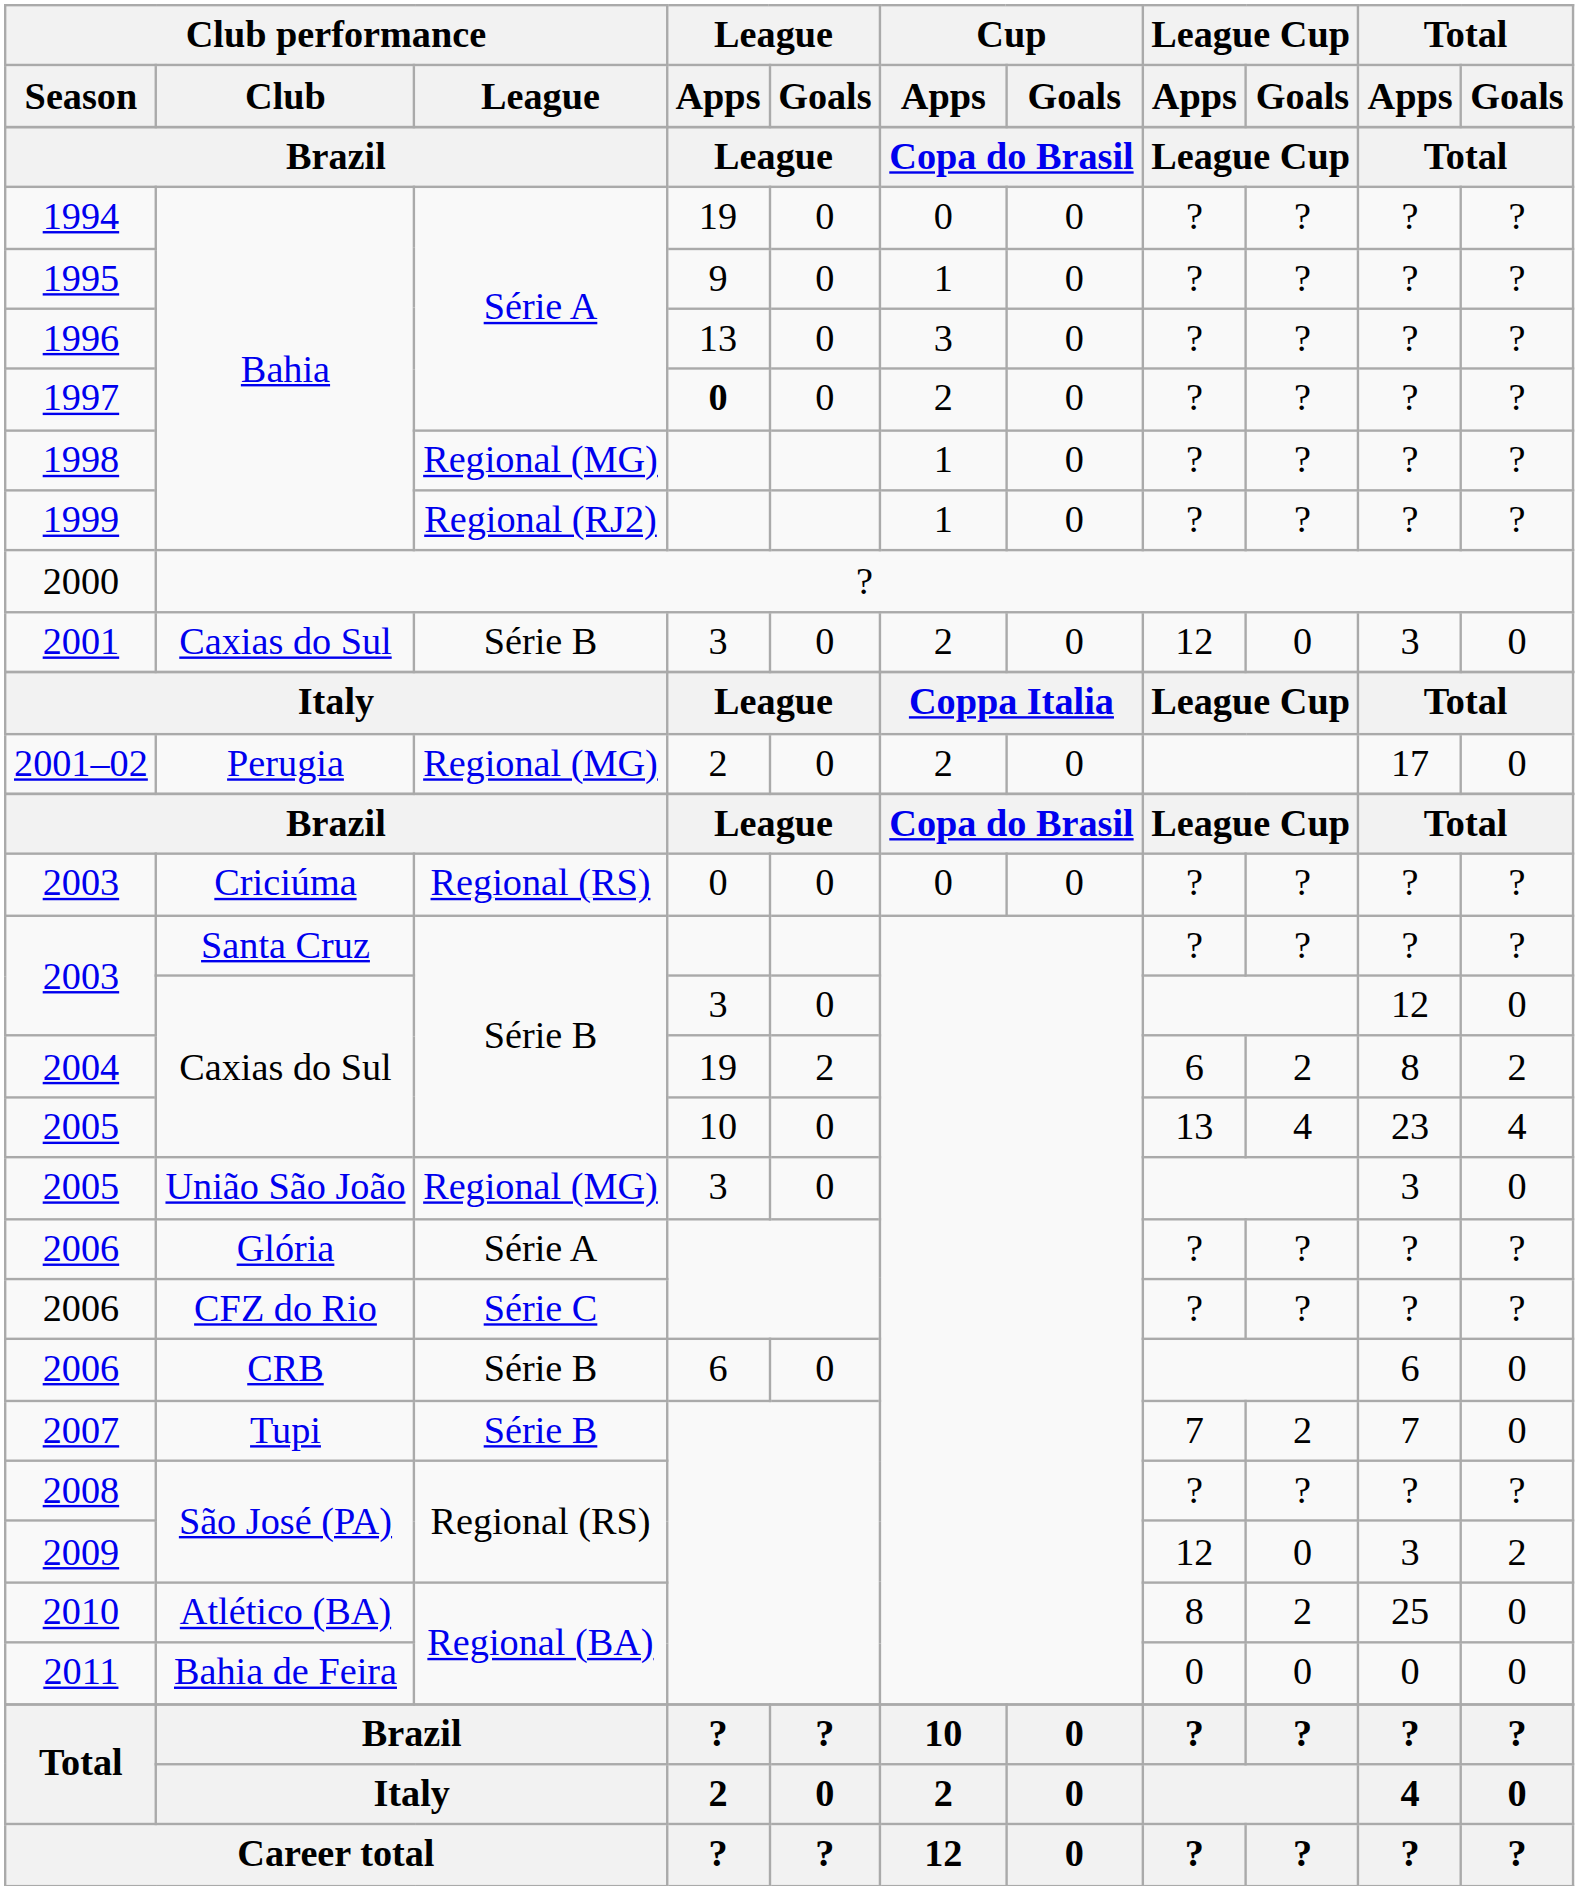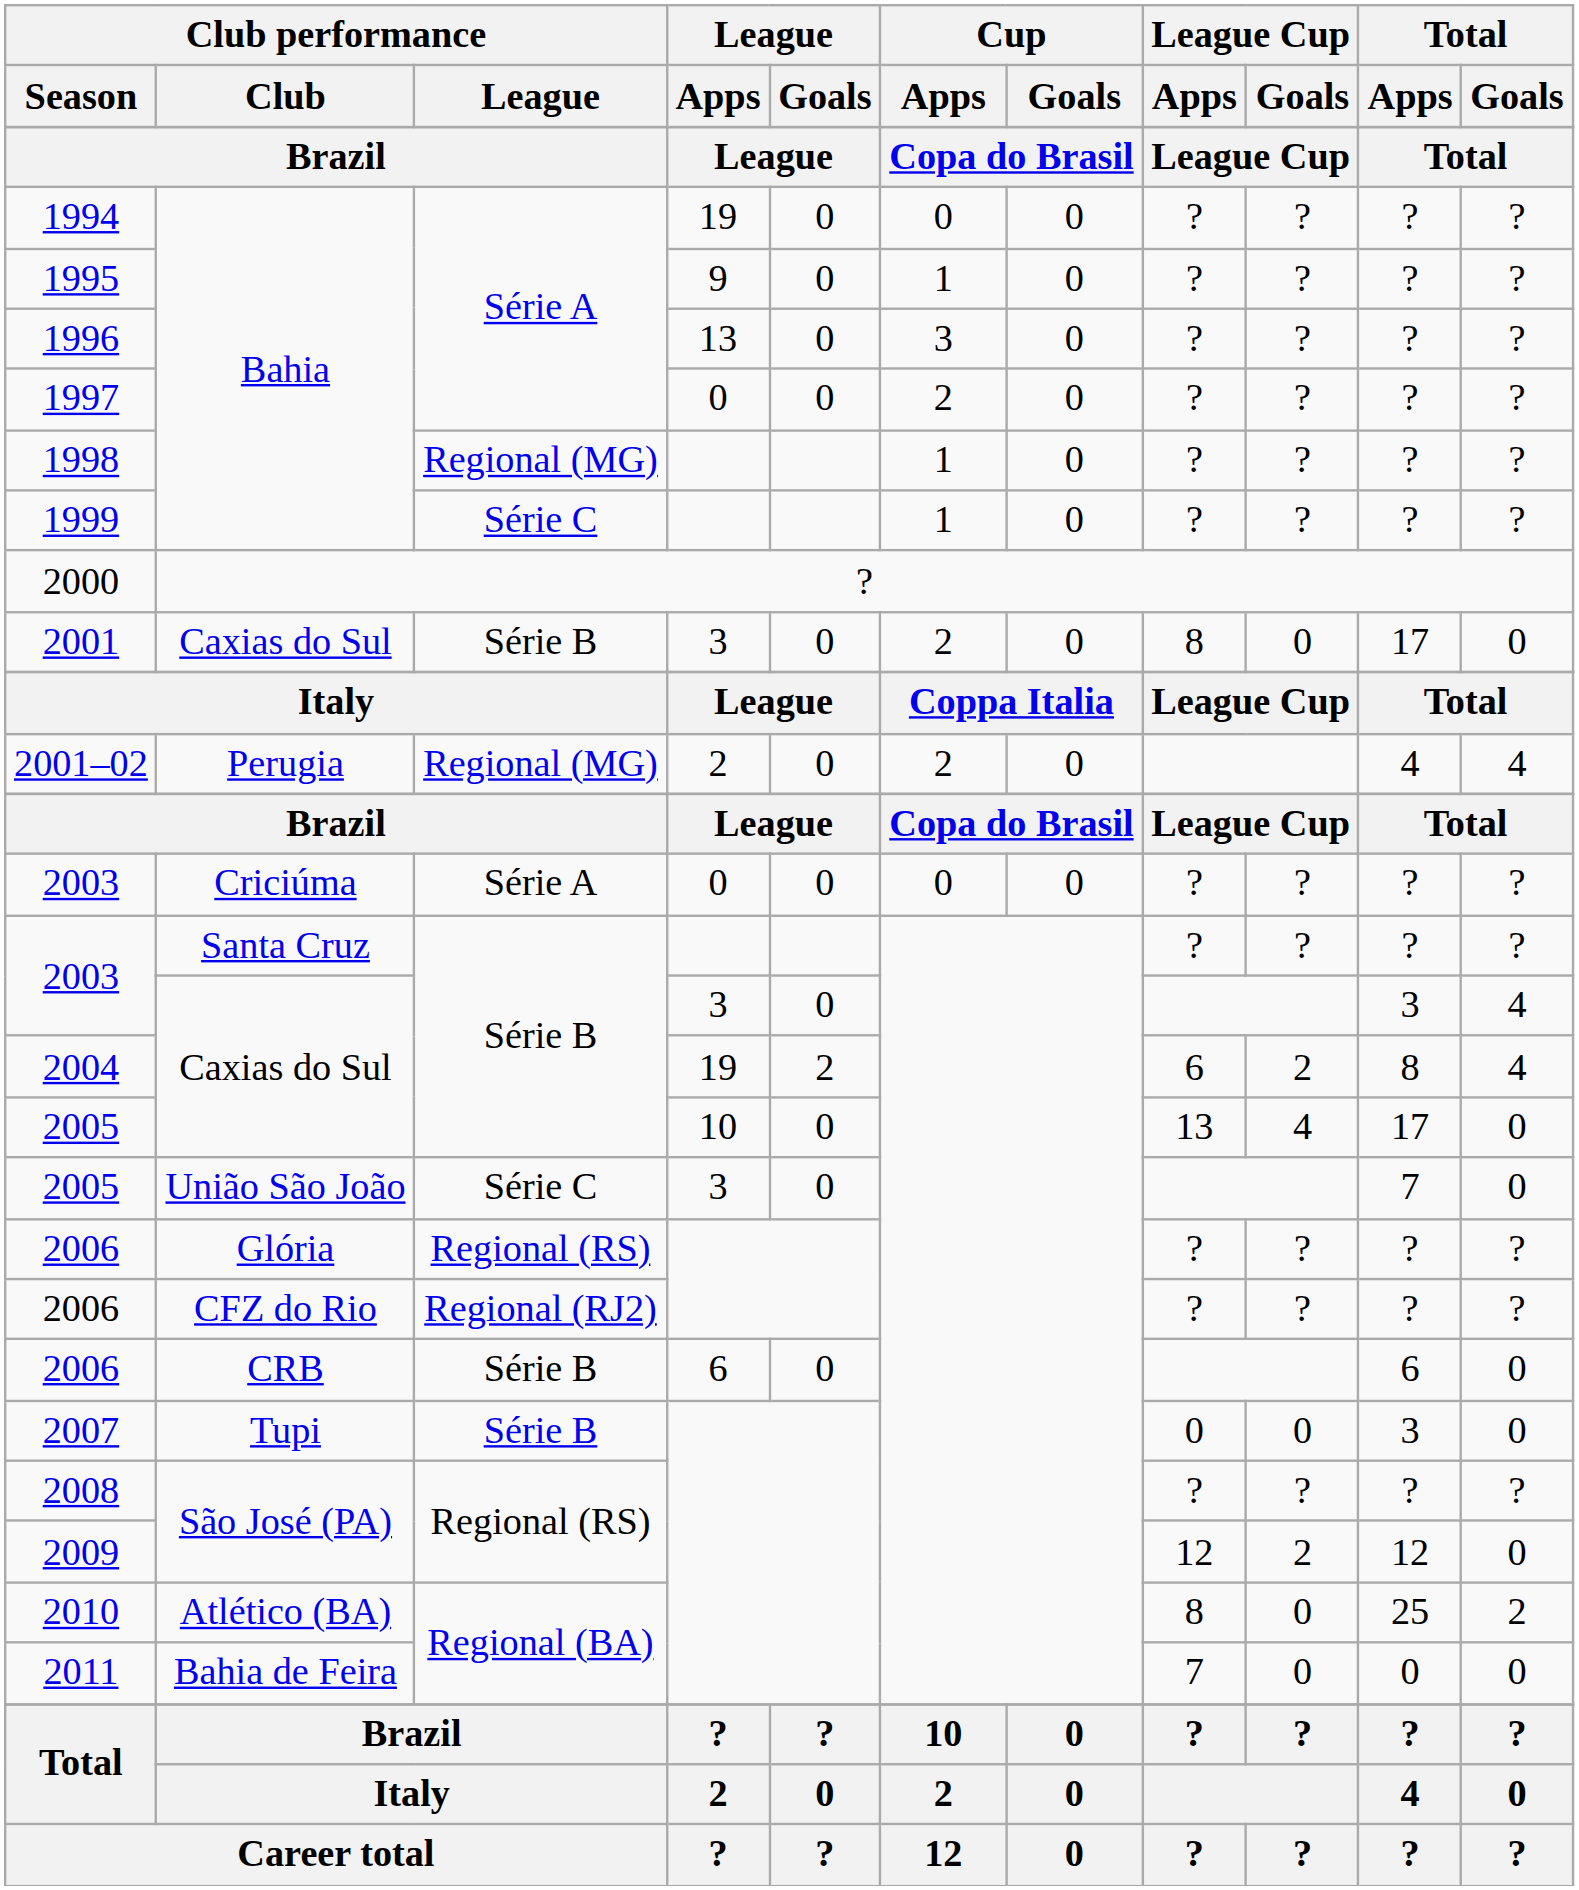(718, 398) bold -> (718, 398) normal
(540, 519) Regional (RJ2) -> (540, 519) Série C
(1194, 641) 12 -> (1194, 641) 8
(1410, 641) 3 -> (1410, 641) 17
(1410, 762) 17 -> (1410, 762) 4
(1517, 762) 0 -> (1517, 762) 4
(540, 883) Regional (RS) -> (540, 883) Série A
(1410, 1005) 12 -> (1410, 1005) 3
(1517, 1005) 0 -> (1517, 1005) 4
(1517, 1065) 2 -> (1517, 1065) 4
(1410, 1126) 23 -> (1410, 1126) 17
(1517, 1126) 4 -> (1517, 1126) 0
(540, 1187) Regional (MG) -> (540, 1187) Série C
(1410, 1187) 3 -> (1410, 1187) 7
(540, 1247) Série A -> (540, 1247) Regional (RS)
(540, 1308) Série C -> (540, 1308) Regional (RJ2)
(1194, 1429) 7 -> (1194, 1429) 0
(1303, 1429) 2 -> (1303, 1429) 0
(1410, 1429) 7 -> (1410, 1429) 3
(1303, 1550) 0 -> (1303, 1550) 2
(1410, 1550) 3 -> (1410, 1550) 12
(1517, 1550) 2 -> (1517, 1550) 0
(1303, 1611) 2 -> (1303, 1611) 0
(1517, 1611) 0 -> (1517, 1611) 2
(1194, 1672) 0 -> (1194, 1672) 7
